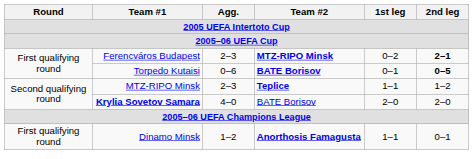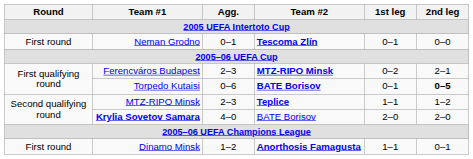+ row: (167, 41)
(443, 56) bold -> (443, 71) normal
(49, 136) First qualifying round -> (49, 146) First round
